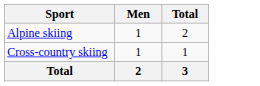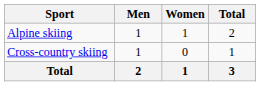+ column: (185, 14)
